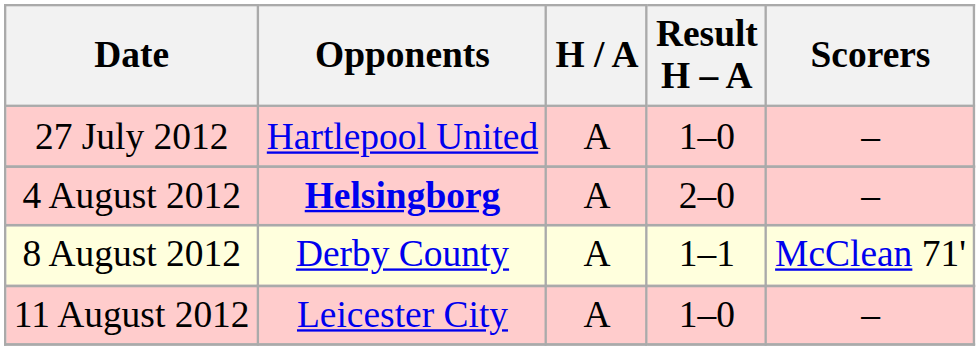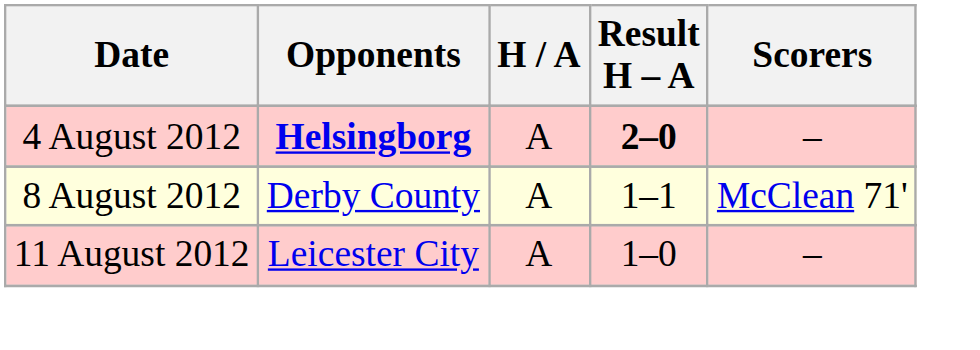- row: (132, 135)
(707, 195) normal -> (649, 135) bold
